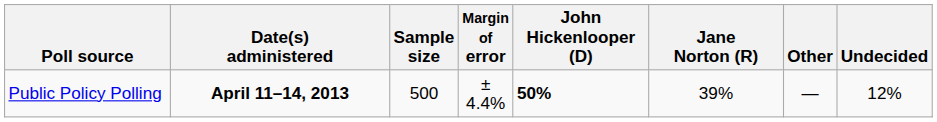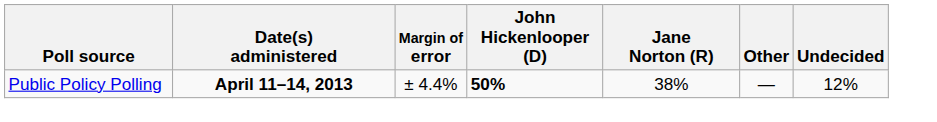- column: (424, 46)
(716, 93) 39% -> (671, 83) 38%
